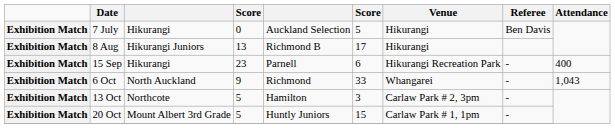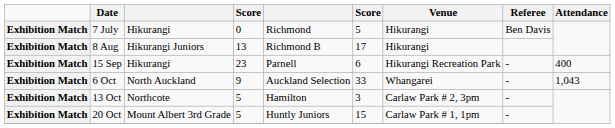(308, 30) Auckland Selection -> (288, 30) Richmond
(288, 81) Richmond -> (308, 81) Auckland Selection
